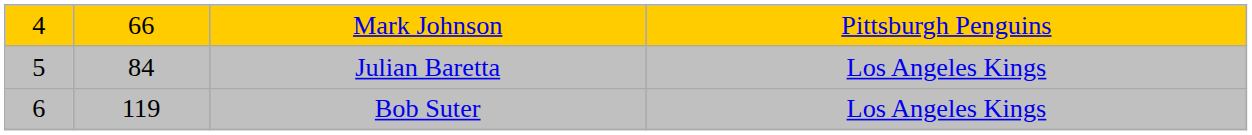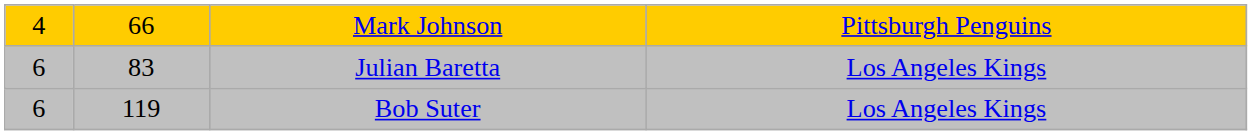(39, 66) 5 -> (39, 66) 6
(141, 66) 84 -> (141, 66) 83
